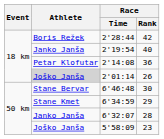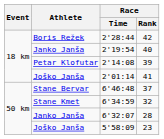(147, 62) 36 -> (147, 62) 39
(59, 75) lightgrey background -> (59, 75) no background
(147, 75) 26 -> (147, 75) 41
(147, 88) 30 -> (147, 88) 37
(147, 101) 29 -> (147, 101) 32
